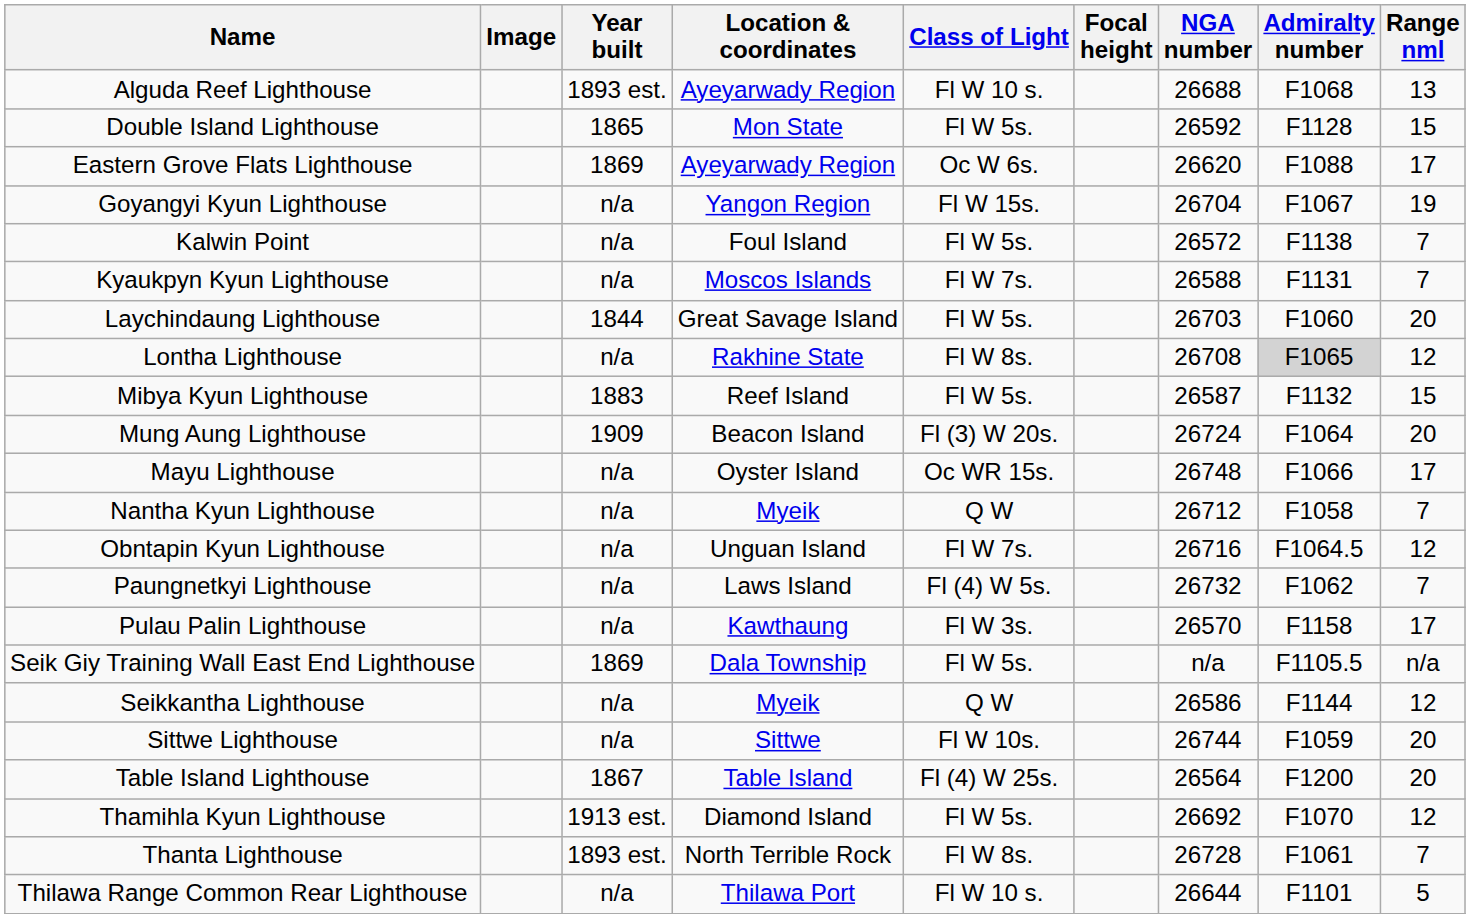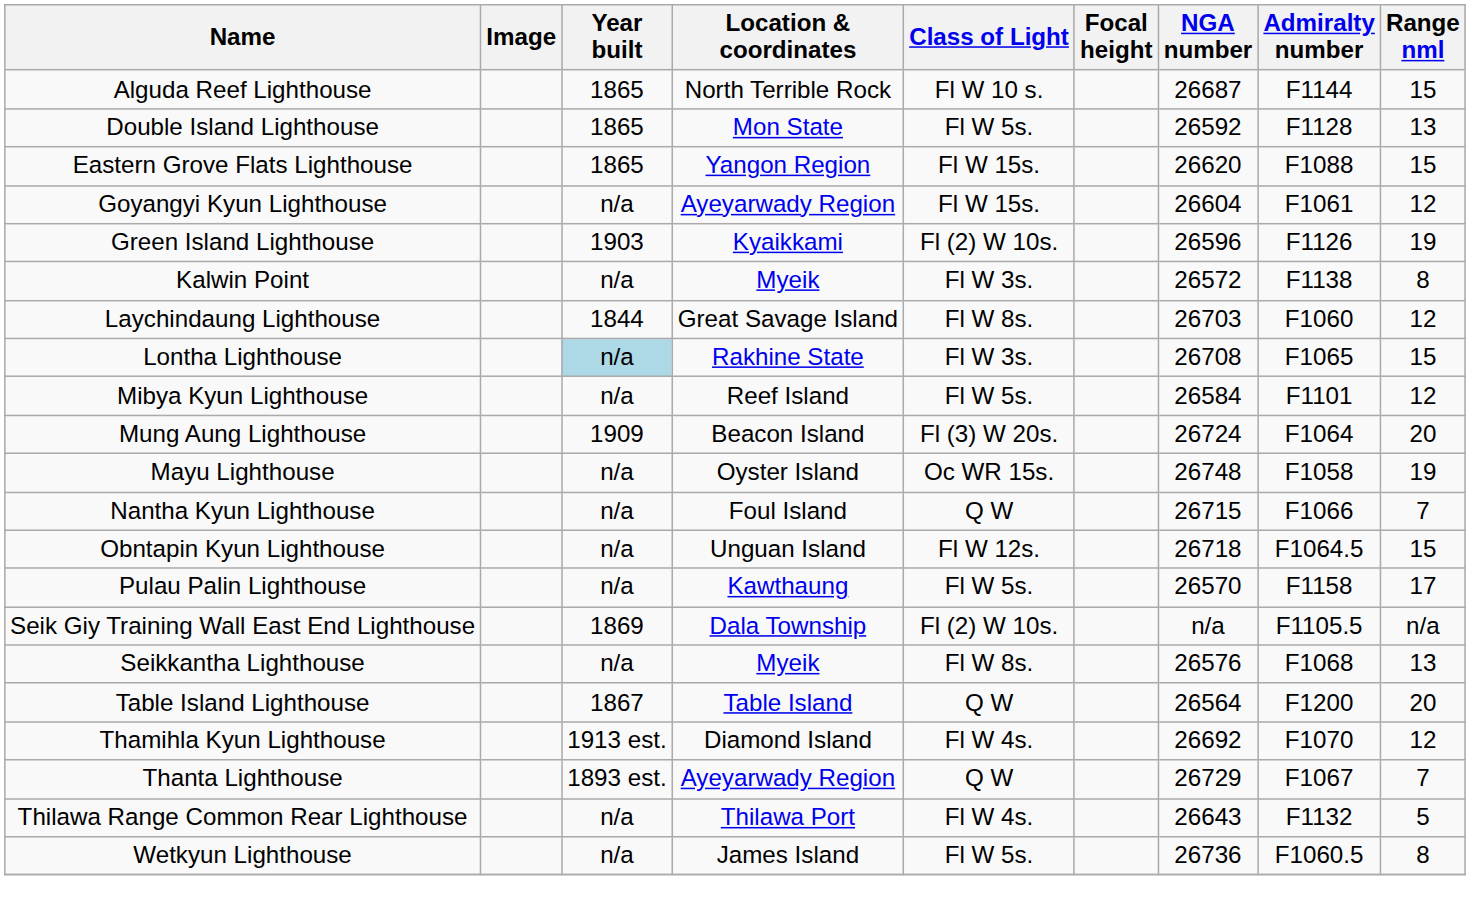(617, 89) 1893 est. -> (617, 89) 1865
(788, 89) Ayeyarwady Region -> (788, 89) North Terrible Rock
(1208, 89) 26688 -> (1208, 89) 26687
(1319, 89) F1068 -> (1319, 89) F1144
(1423, 89) 13 -> (1423, 89) 15
(1423, 127) 15 -> (1423, 127) 13
(617, 165) 1869 -> (617, 165) 1865
(788, 165) Ayeyarwady Region -> (788, 165) Yangon Region
(989, 165) Oc W 6s. -> (989, 165) Fl W 15s.
(1423, 165) 17 -> (1423, 165) 15
(788, 204) Yangon Region -> (788, 204) Ayeyarwady Region
(1208, 204) 26704 -> (1208, 204) 26604
(1319, 204) F1067 -> (1319, 204) F1061
(1423, 204) 19 -> (1423, 204) 12
+ row: (243, 242)
(788, 242) Foul Island -> (788, 280) Myeik
(989, 242) Fl W 5s. -> (989, 280) Fl W 3s.
(1423, 242) 7 -> (1423, 280) 8
- row: (243, 280)
(989, 319) Fl W 5s. -> (989, 319) Fl W 8s.
(1423, 319) 20 -> (1423, 319) 12
(617, 357) no background -> (617, 357) lightblue background
(989, 357) Fl W 8s. -> (989, 357) Fl W 3s.
(1319, 357) lightgrey background -> (1319, 357) no background
(1423, 357) 12 -> (1423, 357) 15
(617, 395) 1883 -> (617, 395) n/a
(1208, 395) 26587 -> (1208, 395) 26584
(1319, 395) F1132 -> (1319, 395) F1101
(1423, 395) 15 -> (1423, 395) 12
(1319, 472) F1066 -> (1319, 472) F1058
(1423, 472) 17 -> (1423, 472) 19
(788, 510) Myeik -> (788, 510) Foul Island
(1208, 510) 26712 -> (1208, 510) 26715
(1319, 510) F1058 -> (1319, 510) F1066
(989, 548) Fl W 7s. -> (989, 548) Fl W 12s.
(1208, 548) 26716 -> (1208, 548) 26718
(1423, 548) 12 -> (1423, 548) 15
- row: (243, 587)
(989, 625) Fl W 3s. -> (989, 587) Fl W 5s.
(989, 663) Fl W 5s. -> (989, 625) Fl (2) W 10s.
(989, 702) Q W -> (989, 663) Fl W 8s.
(1208, 702) 26586 -> (1208, 663) 26576
(1319, 702) F1144 -> (1319, 663) F1068
(1423, 702) 12 -> (1423, 663) 13
- row: (243, 740)
(989, 778) Fl (4) W 25s. -> (989, 702) Q W
(989, 817) Fl W 5s. -> (989, 740) Fl W 4s.
(788, 855) North Terrible Rock -> (788, 778) Ayeyarwady Region
(989, 855) Fl W 8s. -> (989, 778) Q W
(1208, 855) 26728 -> (1208, 778) 26729
(1319, 855) F1061 -> (1319, 778) F1067
(989, 893) Fl W 10 s. -> (989, 817) Fl W 4s.
(1208, 893) 26644 -> (1208, 817) 26643
(1319, 893) F1101 -> (1319, 817) F1132
+ row: (243, 855)
